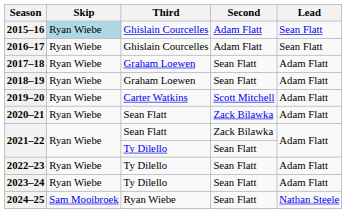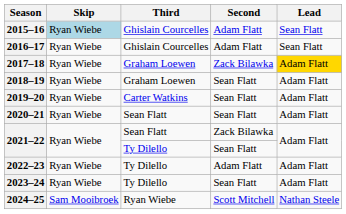(235, 64) Sean Flatt -> (243, 64) Zack Bilawka
(304, 64) no background -> (304, 64) gold background
(244, 98) Scott Mitchell -> (235, 98) Sean Flatt
(243, 115) Zack Bilawka -> (235, 115) Sean Flatt
(235, 166) Sean Flatt -> (238, 166) Adam Flatt
(235, 200) Sean Flatt -> (244, 200) Scott Mitchell
